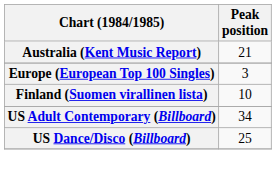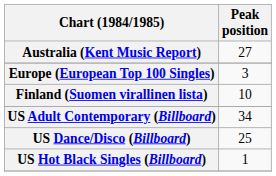(245, 52) 21 -> (245, 52) 27
+ row: (112, 159)
